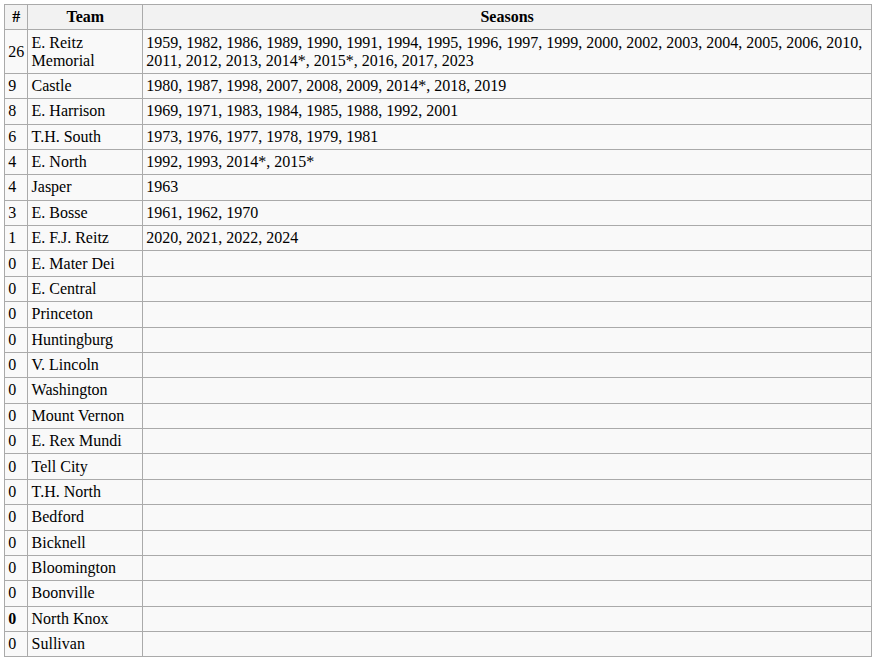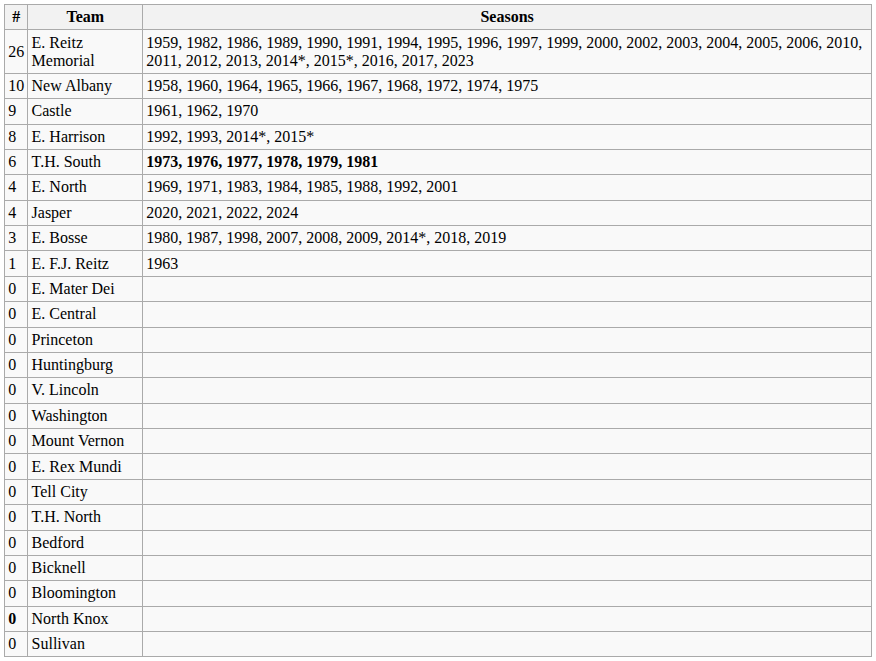+ row: (72, 85)
(326, 85) 1980, 1987, 1998, 2007, 2008, 2009, 2014*, 2018, 2019 -> (202, 111) 1961, 1962, 1970
(302, 111) 1969, 1971, 1983, 1984, 1985, 1988, 1992, 2001 -> (230, 136) 1992, 1993, 2014*, 2015*
(262, 136) normal -> (262, 162) bold
(230, 162) 1992, 1993, 2014*, 2015* -> (302, 187) 1969, 1971, 1983, 1984, 1985, 1988, 1992, 2001
(162, 187) 1963 -> (222, 212) 2020, 2021, 2022, 2024
(202, 212) 1961, 1962, 1970 -> (326, 238) 1980, 1987, 1998, 2007, 2008, 2009, 2014*, 2018, 2019
(222, 238) 2020, 2021, 2022, 2024 -> (162, 263) 1963
- row: (63, 593)
